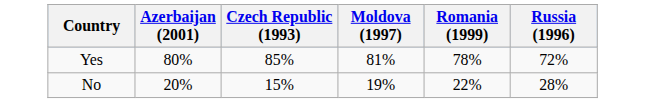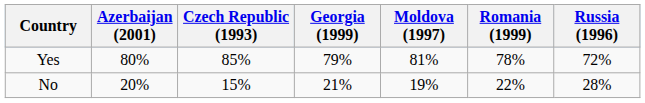+ column: (337, 25)
